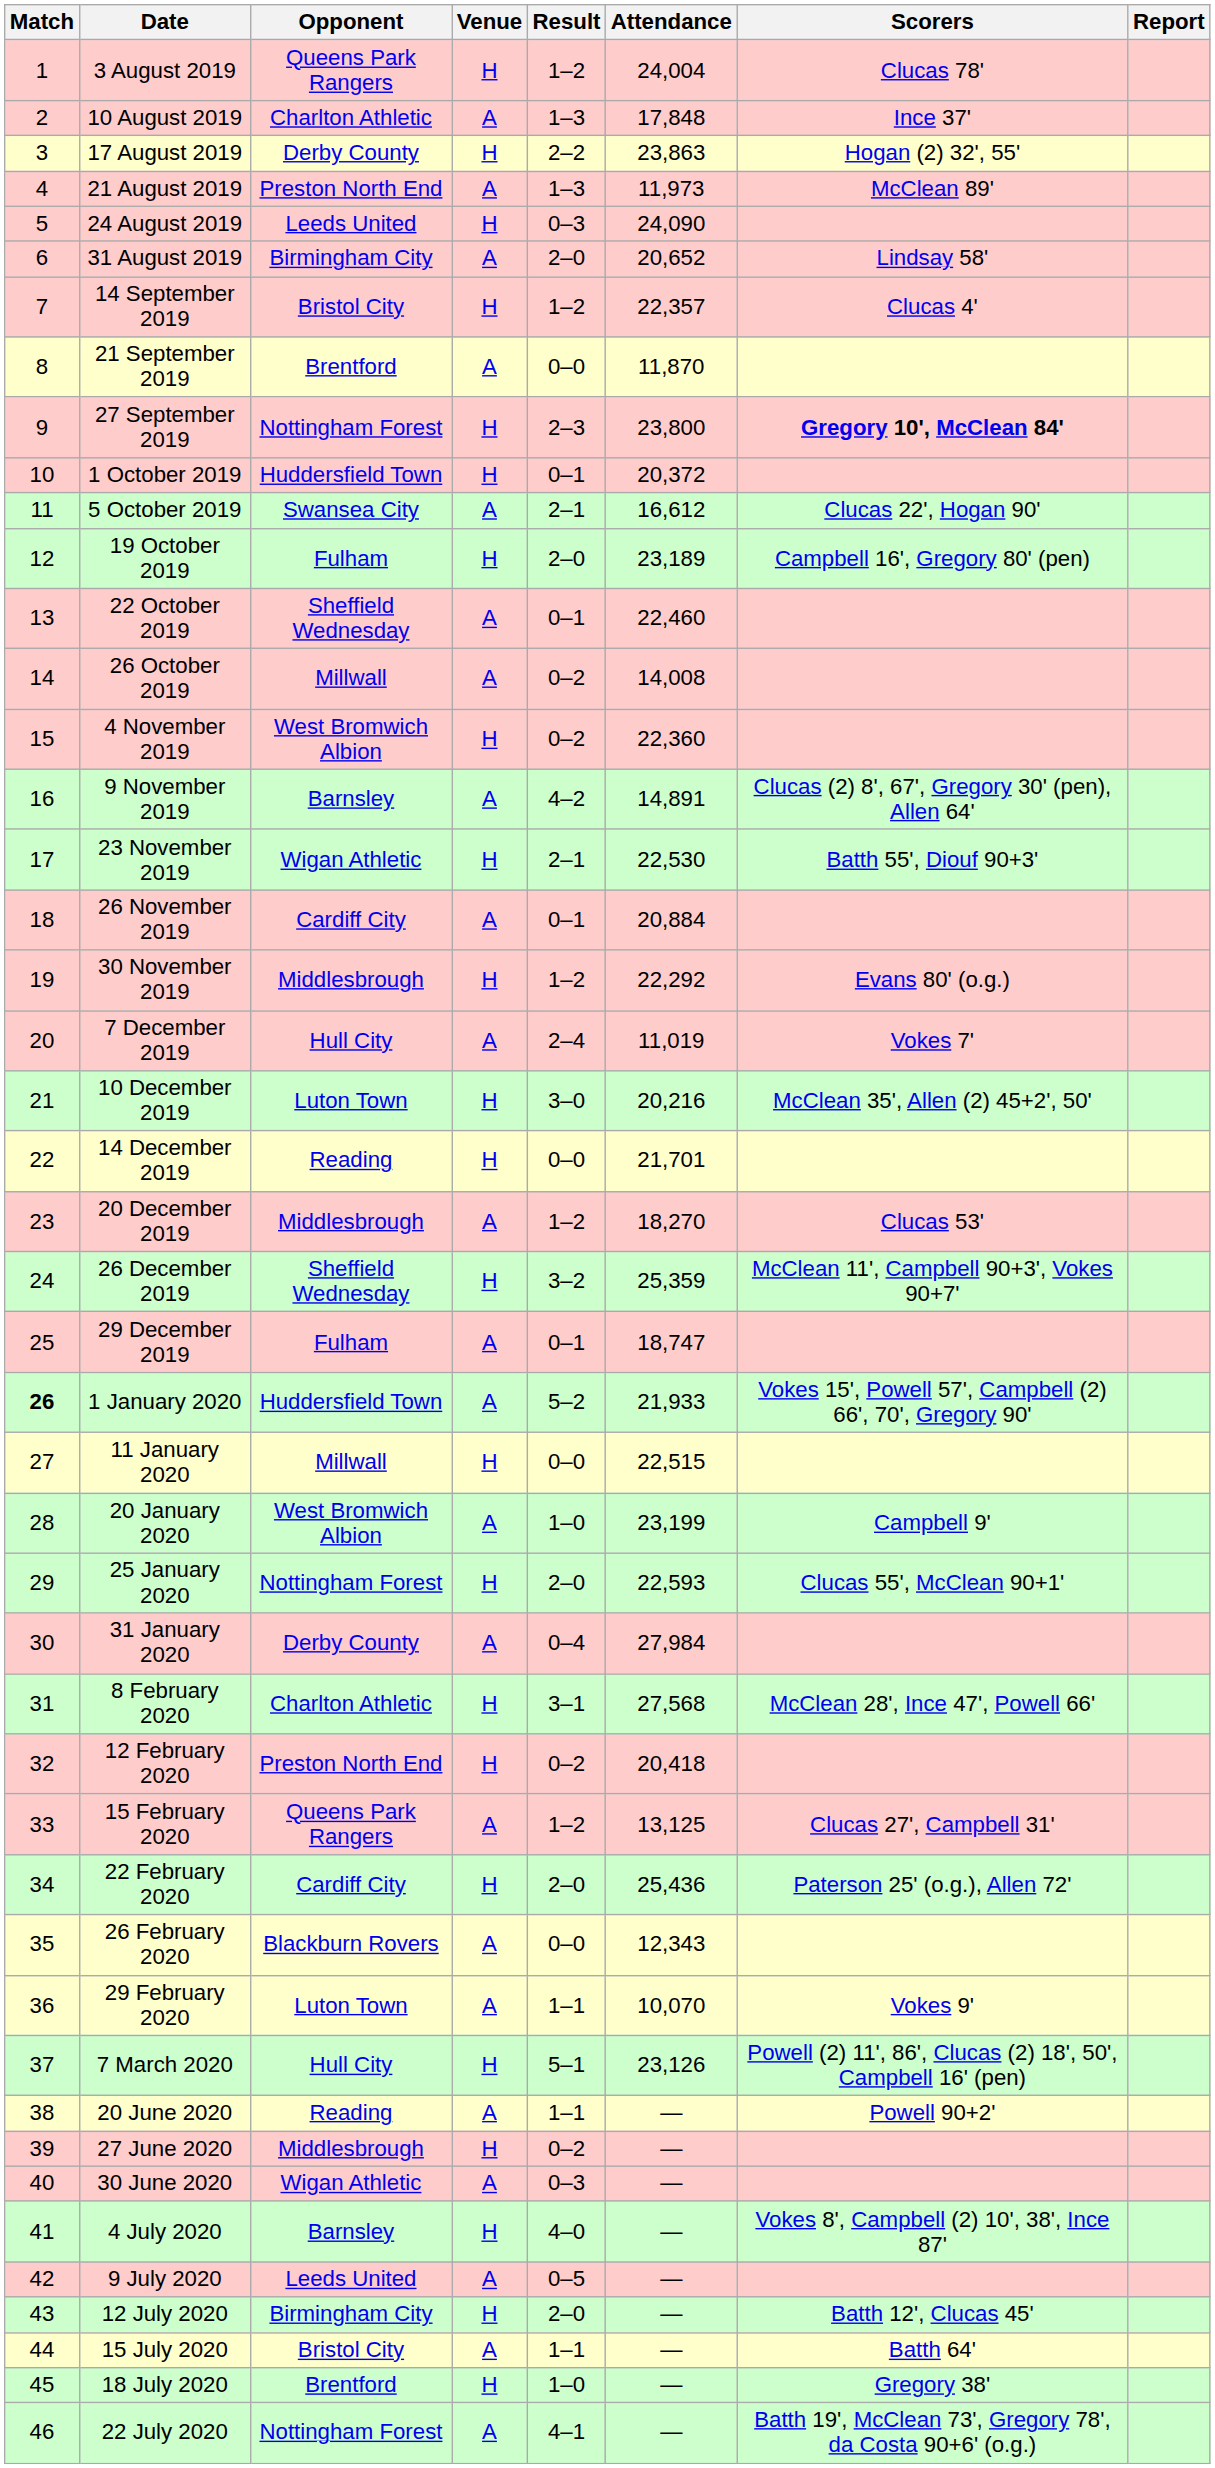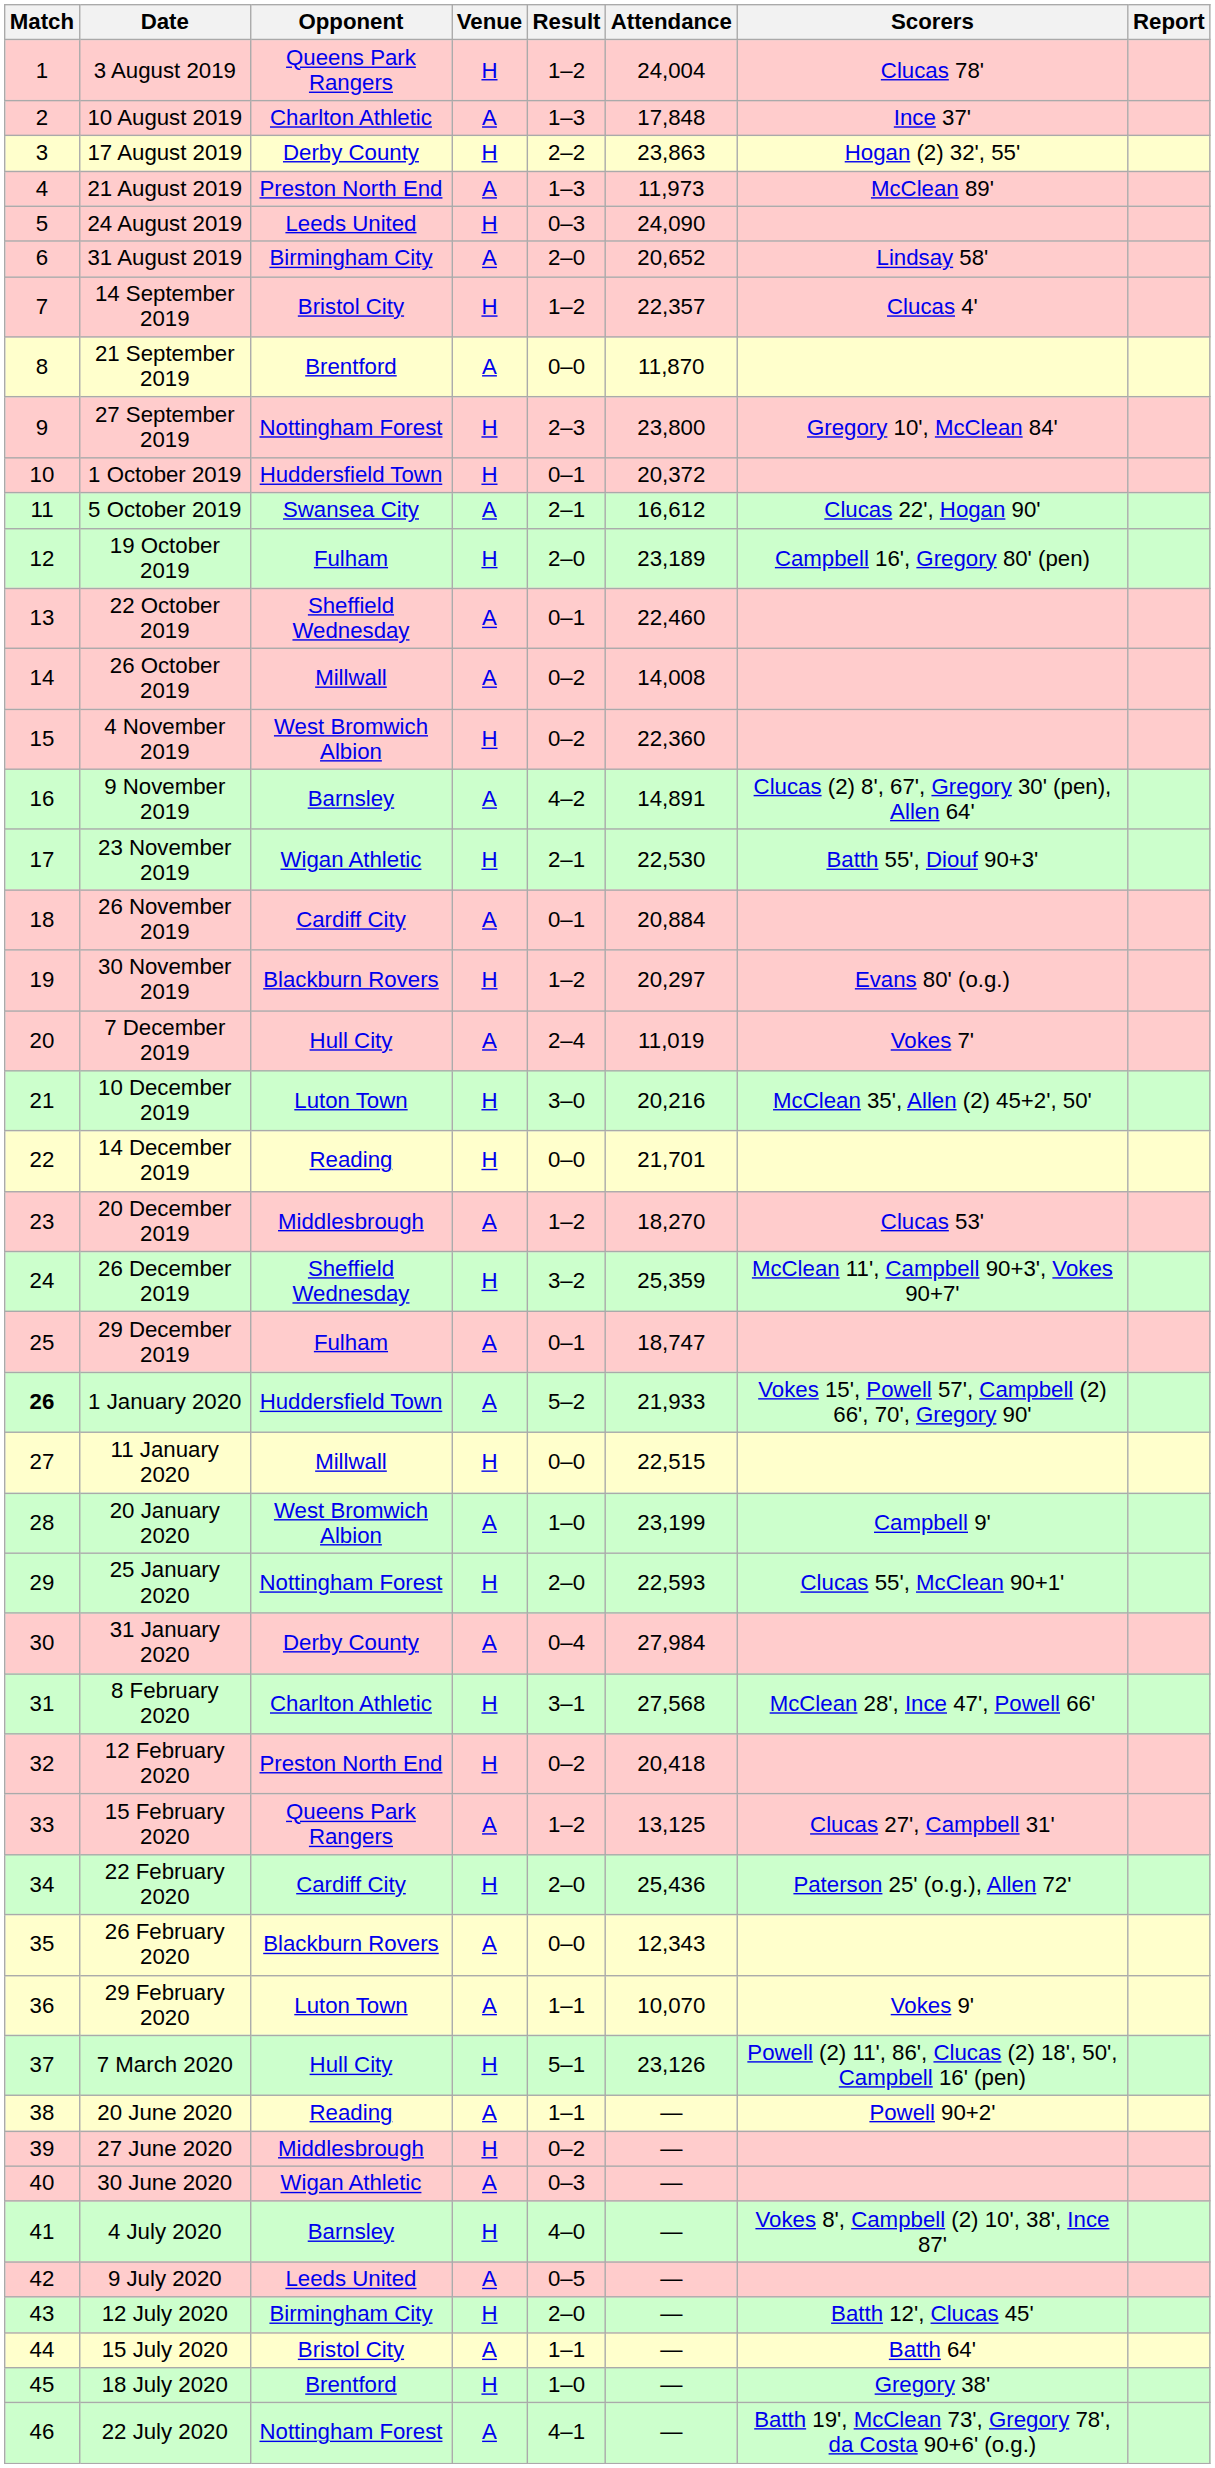(932, 427) bold -> (932, 427) normal
(351, 980) Middlesbrough -> (351, 980) Blackburn Rovers
(671, 980) 22,292 -> (671, 980) 20,297
